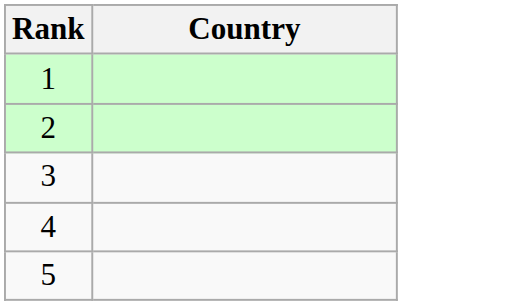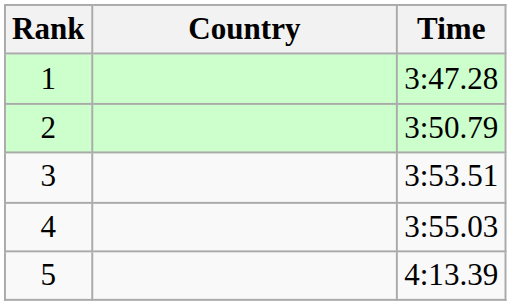+ column: (451, 29)
